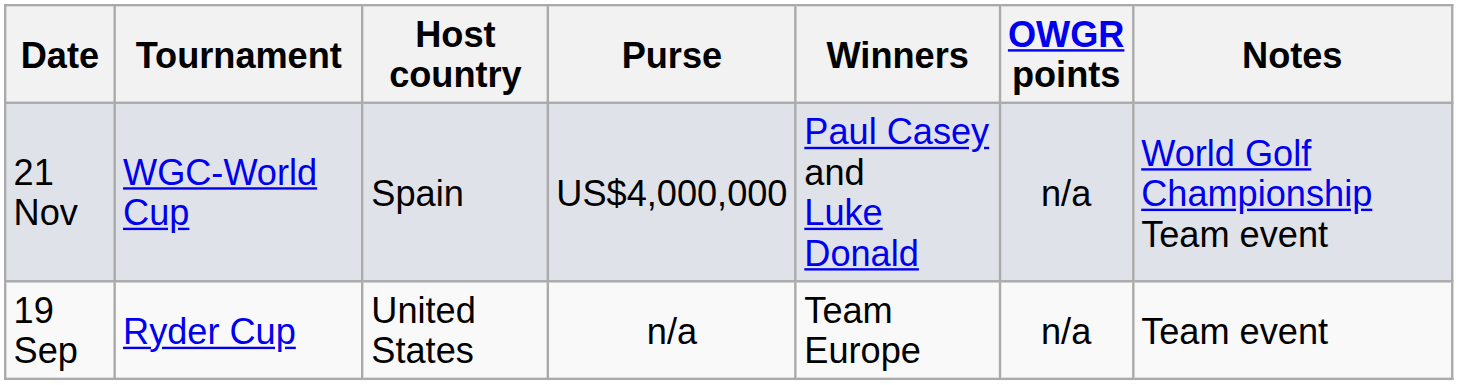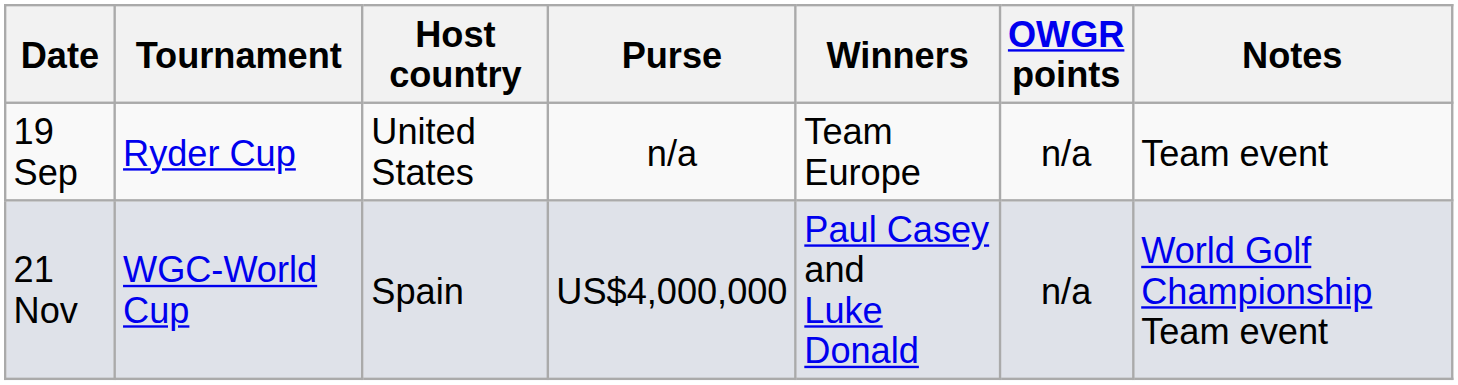rows swapped: (46, 331) <-> (46, 192)
